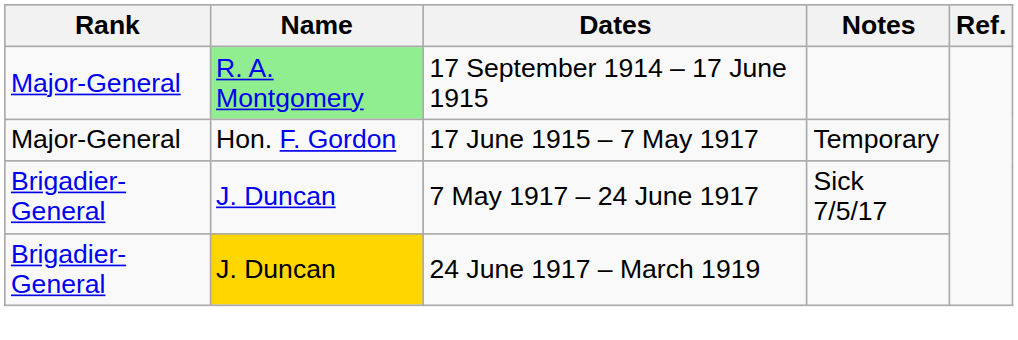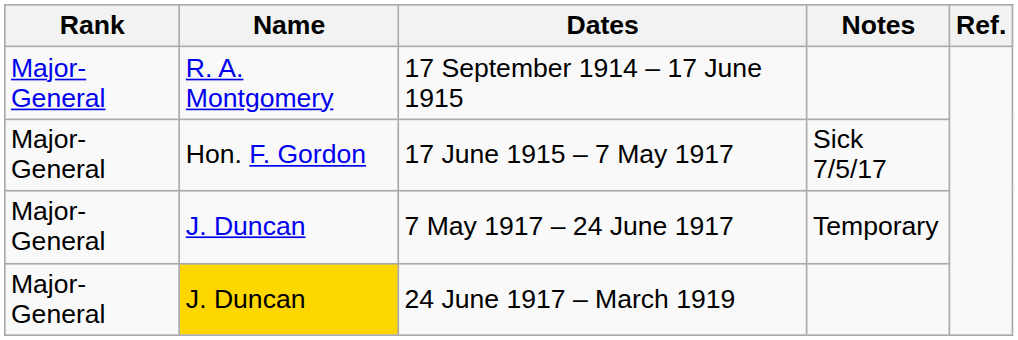(290, 82) lightgreen background -> (260, 82) no background
(876, 139) Temporary -> (850, 154) Sick 7/5/17
(69, 196) Brigadier-General -> (58, 226) Major-General
(850, 196) Sick 7/5/17 -> (876, 226) Temporary
(69, 268) Brigadier-General -> (58, 298) Major-General
